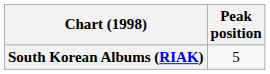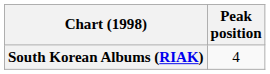(236, 57) 5 -> (236, 57) 4
